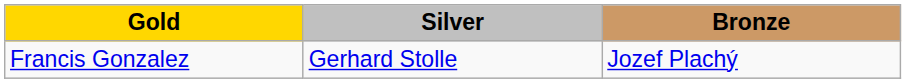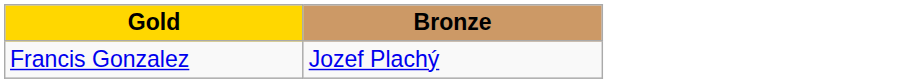- column: (453, 22)
